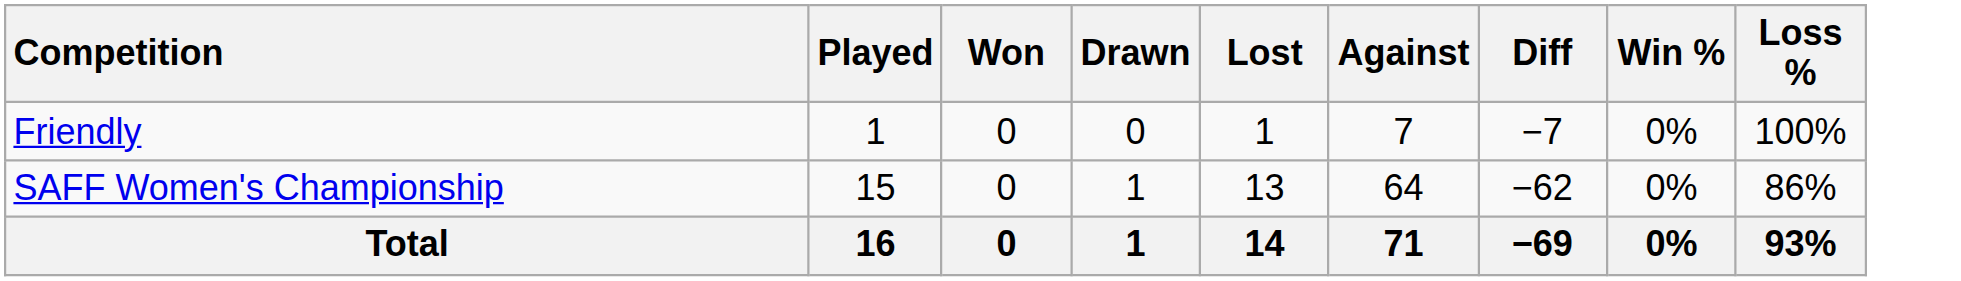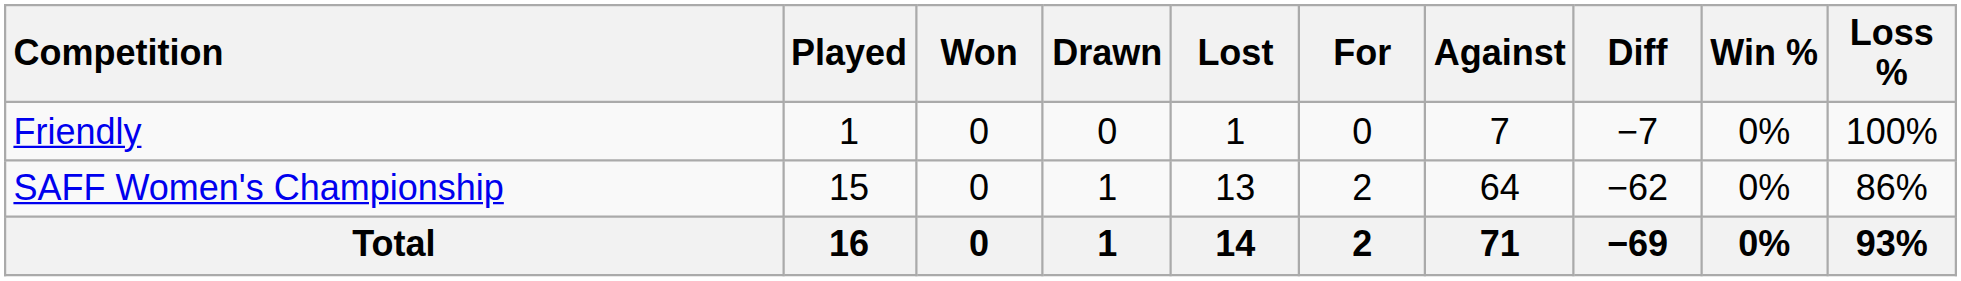+ column: (1362, 53)
